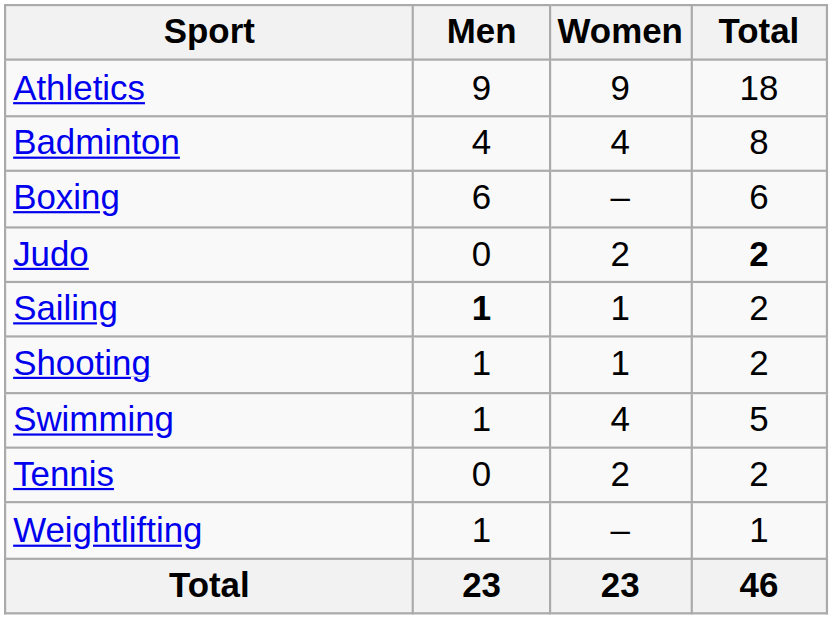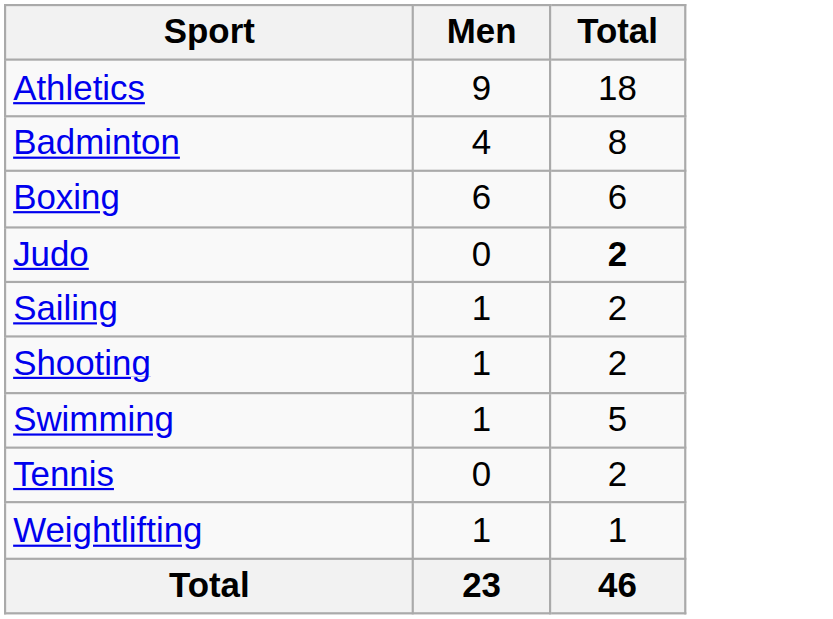- column: (620, 32)
(482, 308) bold -> (482, 308) normal
